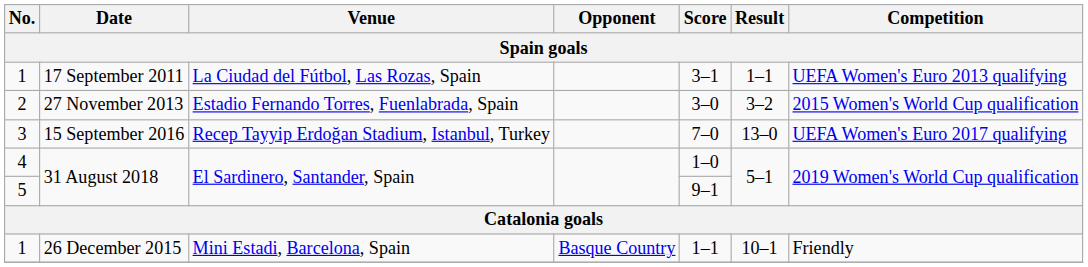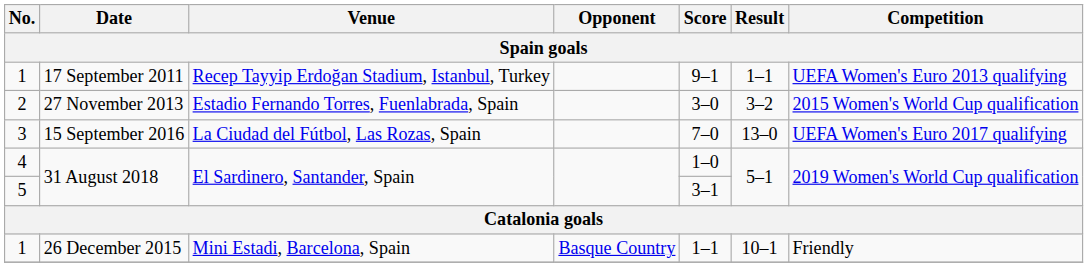(337, 76) La Ciudad del Fútbol, Las Rozas, Spain -> (371, 76) Recep Tayyip Erdoğan Stadium, Istanbul, Turkey
(705, 76) 3–1 -> (705, 76) 9–1
(371, 133) Recep Tayyip Erdoğan Stadium, Istanbul, Turkey -> (337, 133) La Ciudad del Fútbol, Las Rozas, Spain
(705, 190) 9–1 -> (705, 190) 3–1
